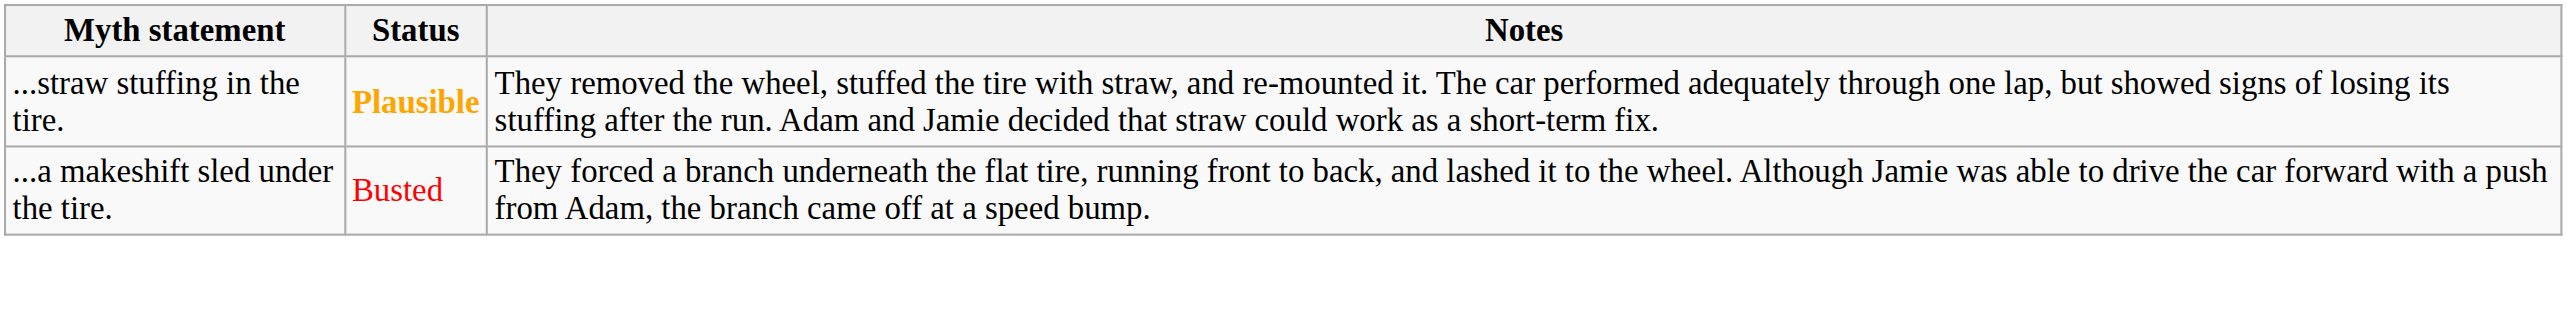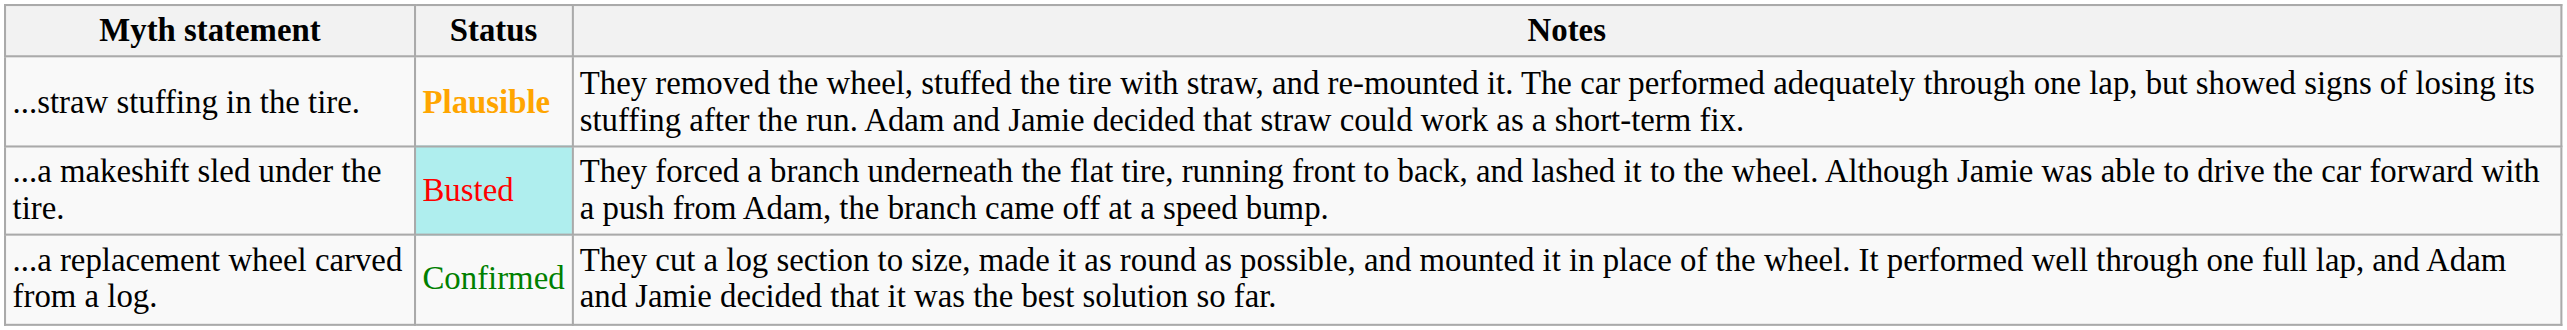(397, 189) no background -> (468, 189) paleturquoise background
+ row: (207, 278)
